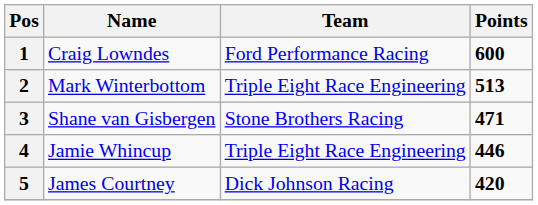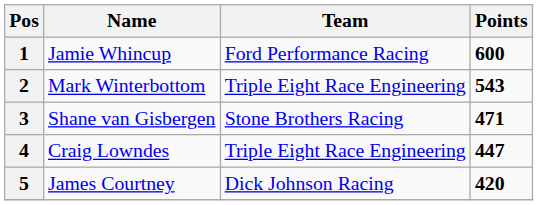(109, 53) Craig Lowndes -> (110, 53) Jamie Whincup
(490, 86) 513 -> (490, 86) 543
(110, 151) Jamie Whincup -> (109, 151) Craig Lowndes
(490, 151) 446 -> (490, 151) 447
